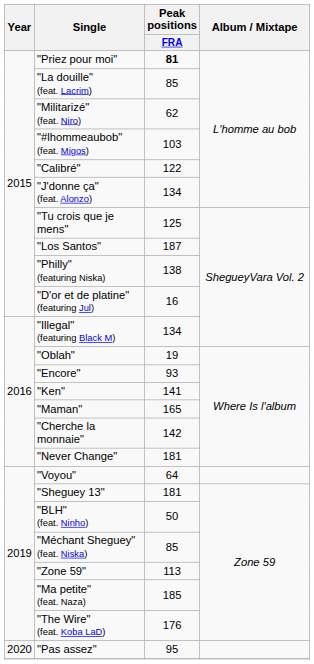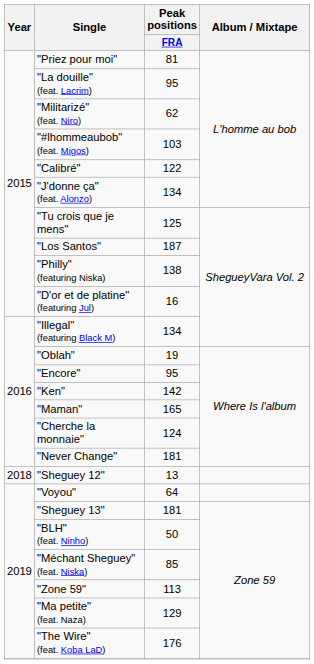(172, 59) bold -> (172, 59) normal
(172, 83) 85 -> (172, 83) 95
(172, 373) 93 -> (172, 373) 95
(172, 391) 141 -> (172, 391) 142
(172, 433) 142 -> (172, 433) 124
+ row: (71, 475)
(172, 595) 185 -> (172, 613) 129
- row: (67, 649)
